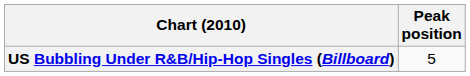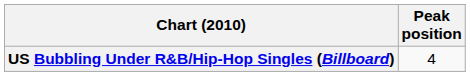(432, 58) 5 -> (432, 58) 4
